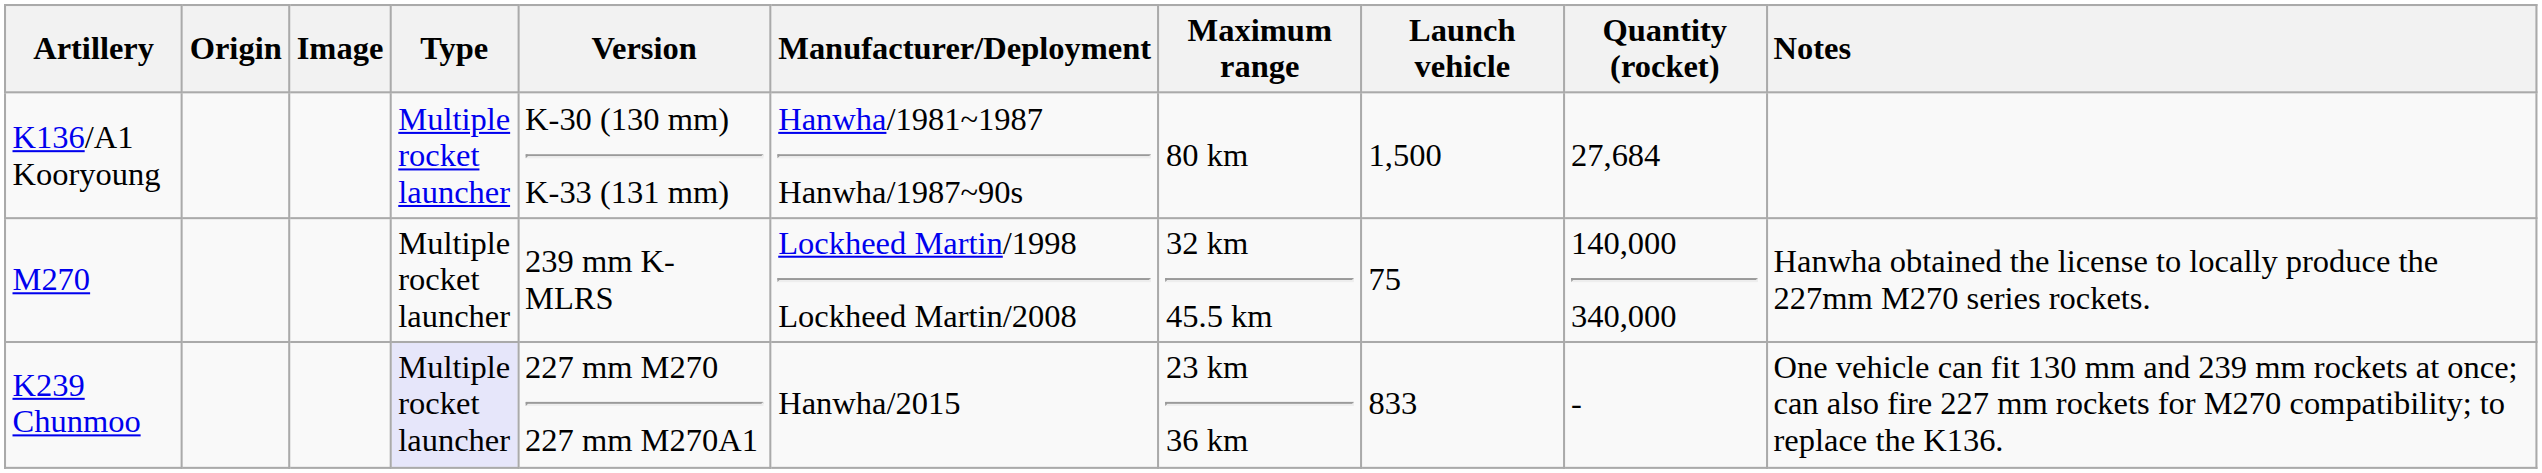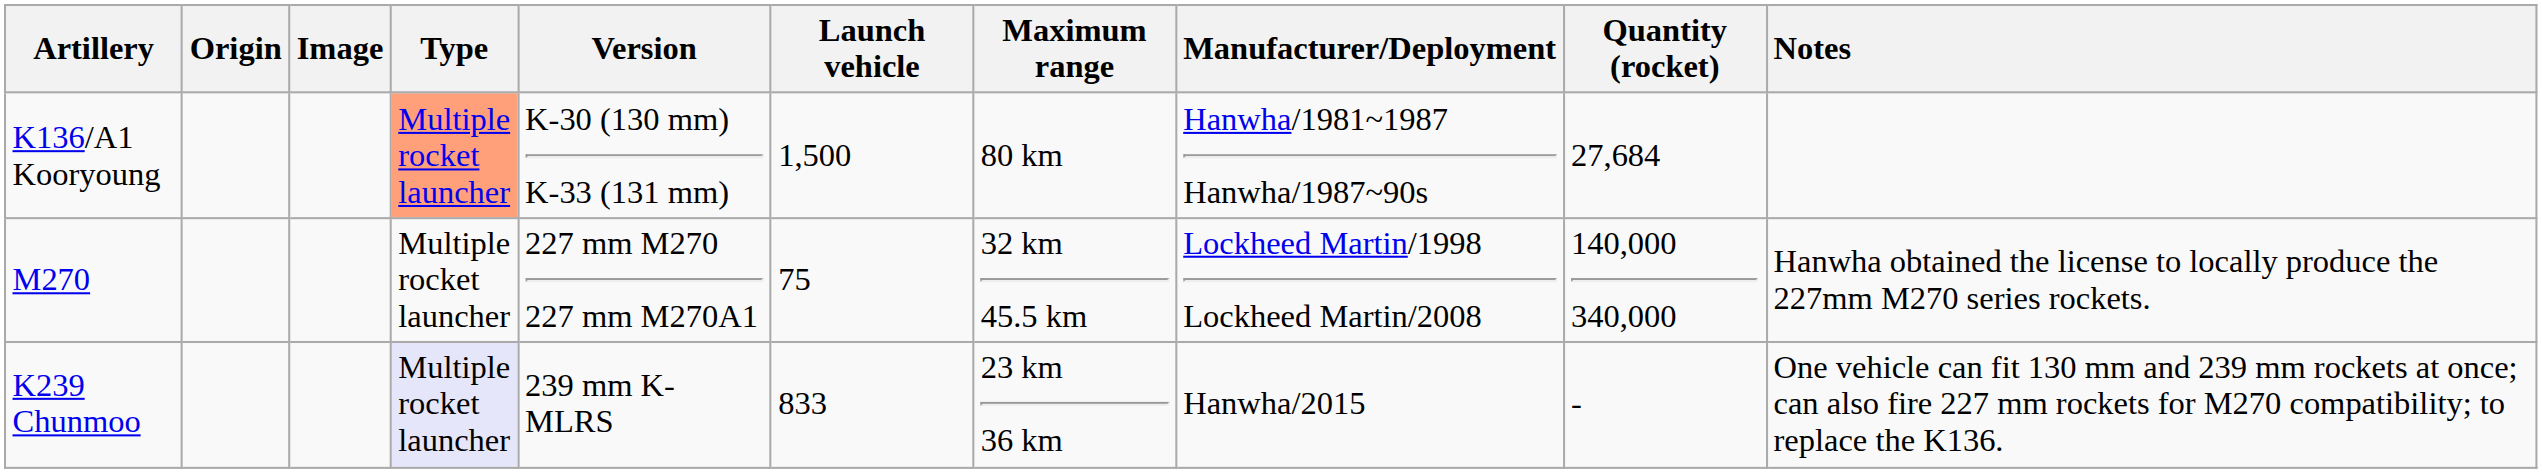columns swapped: (965, 48) <-> (1462, 48)
(454, 154) no background -> (454, 154) lightsalmon background
(600, 279) 239 mm K-MLRS -> (644, 279) 227 mm M270 227 mm M270A1
(644, 404) 227 mm M270 227 mm M270A1 -> (600, 404) 239 mm K-MLRS
